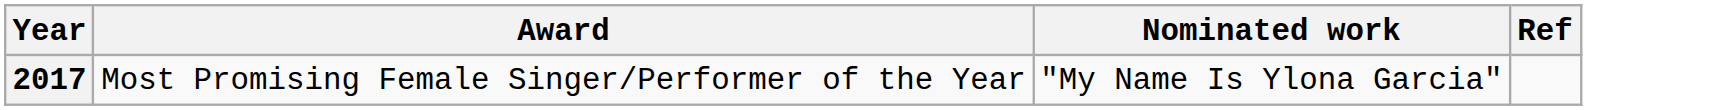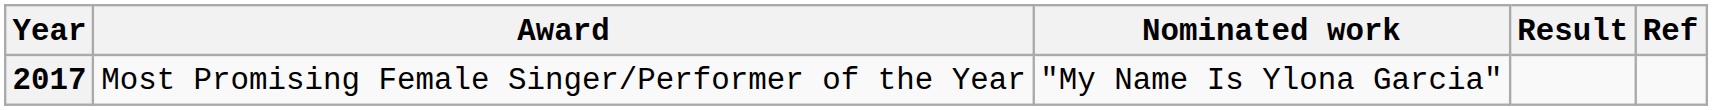+ column: (1573, 30)
